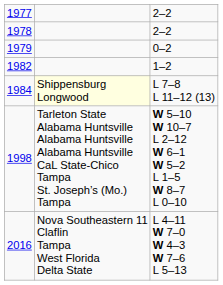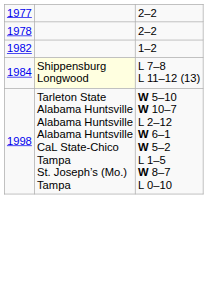- row: (19, 48)
- row: (19, 245)
